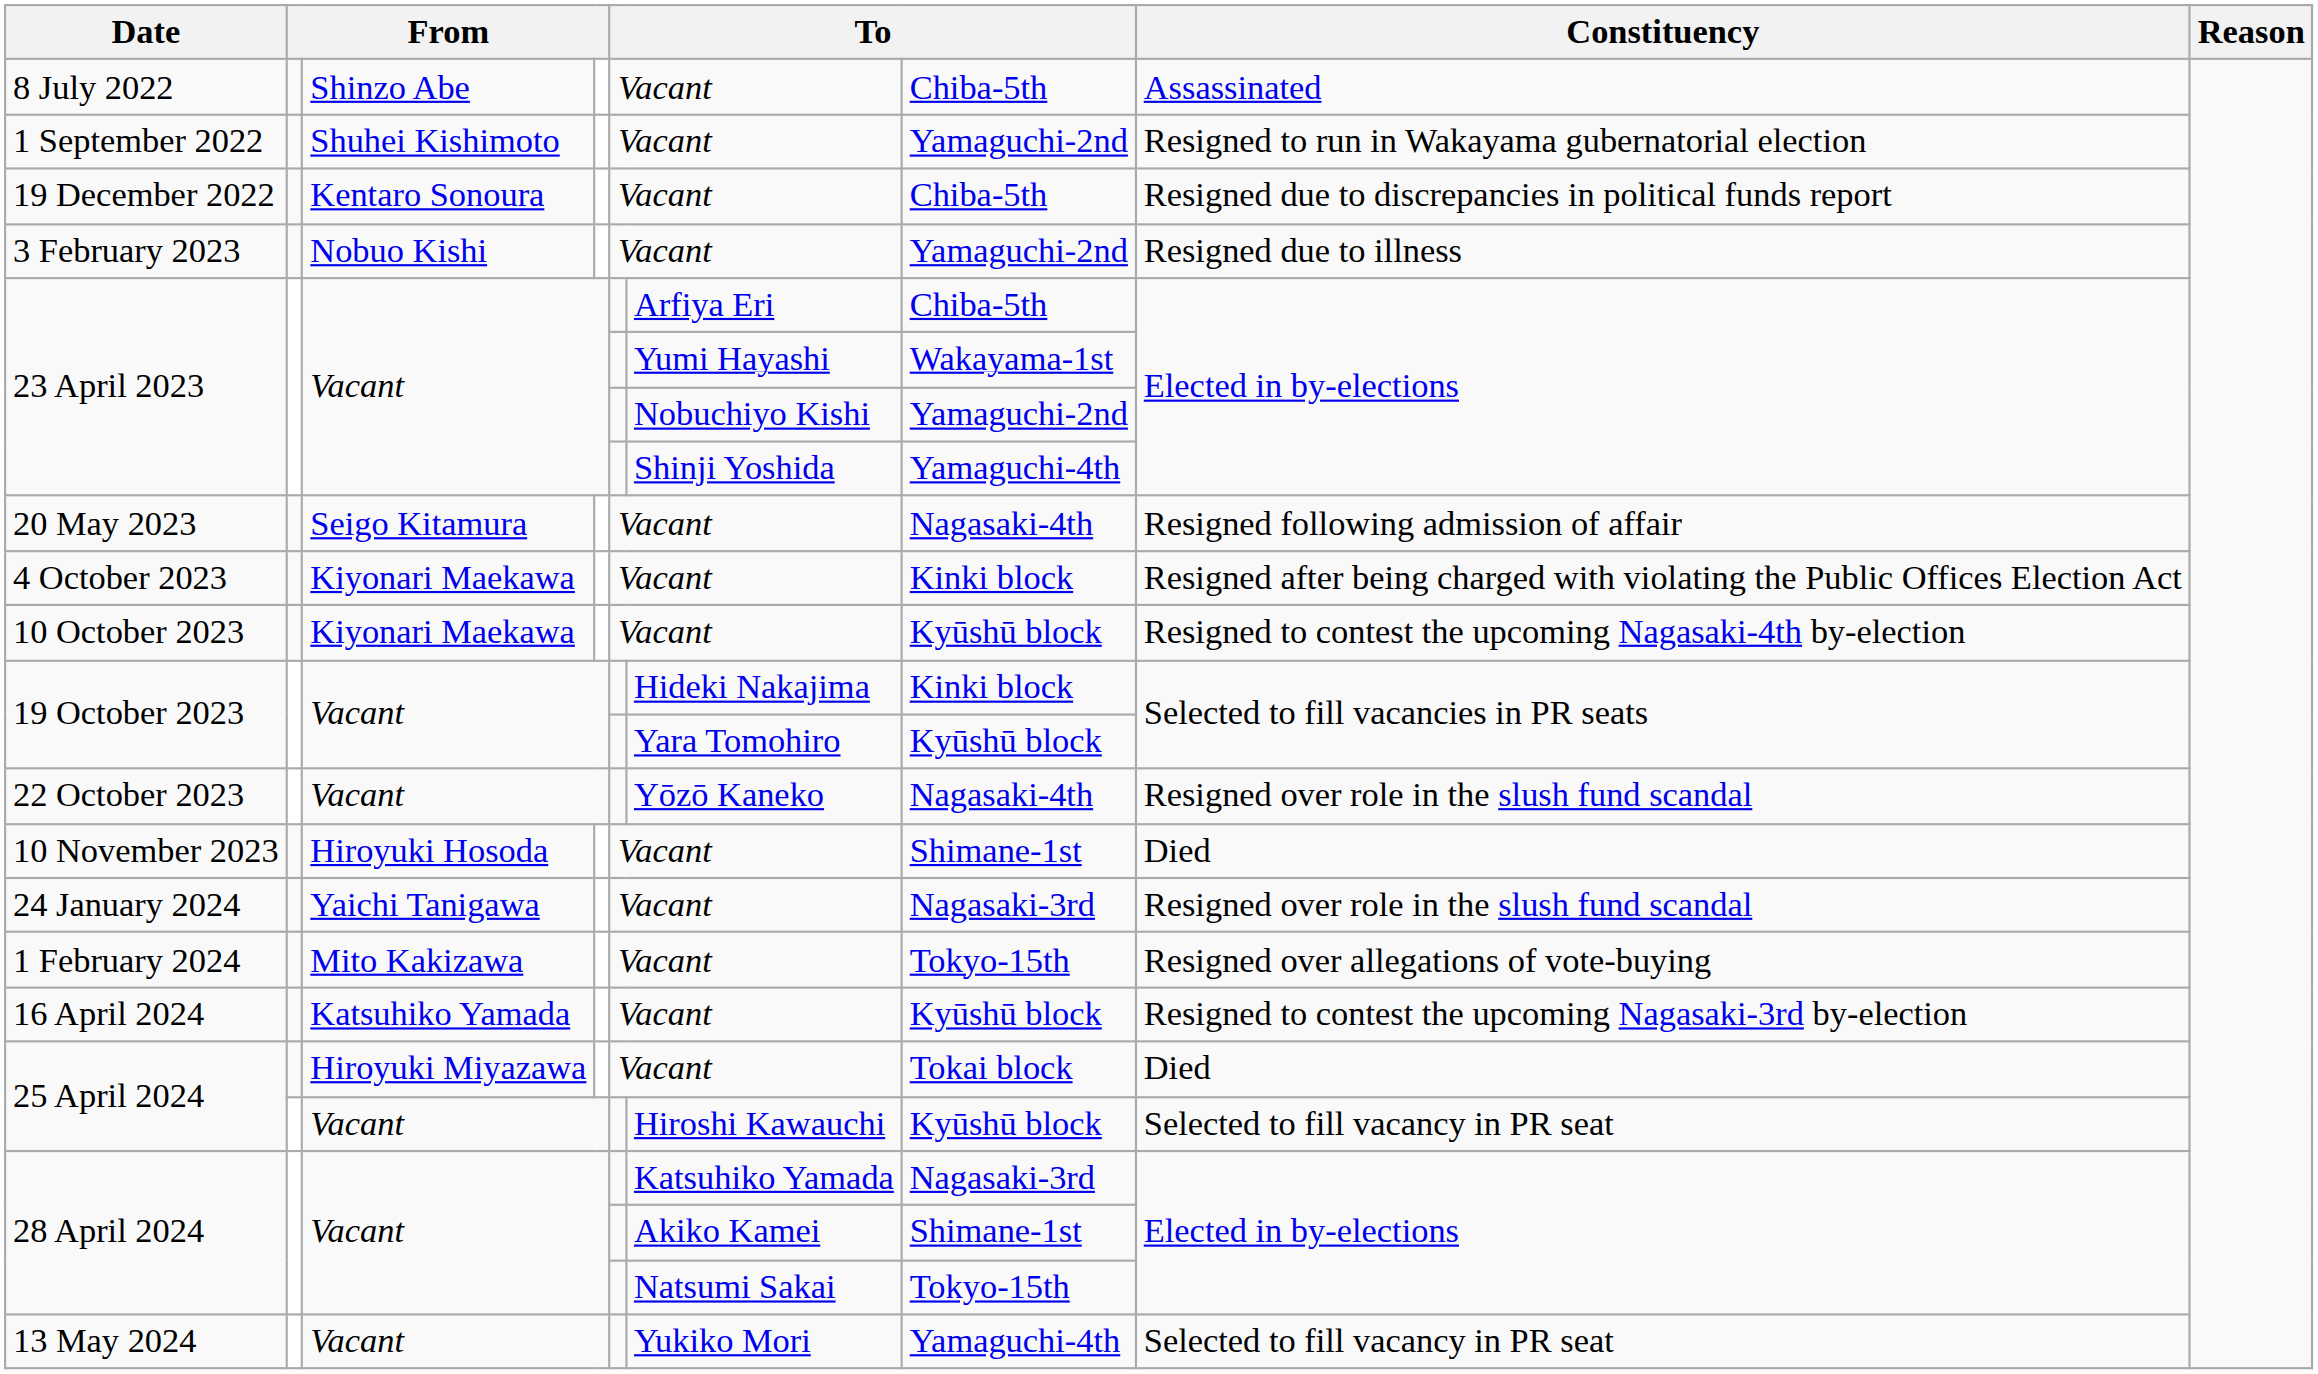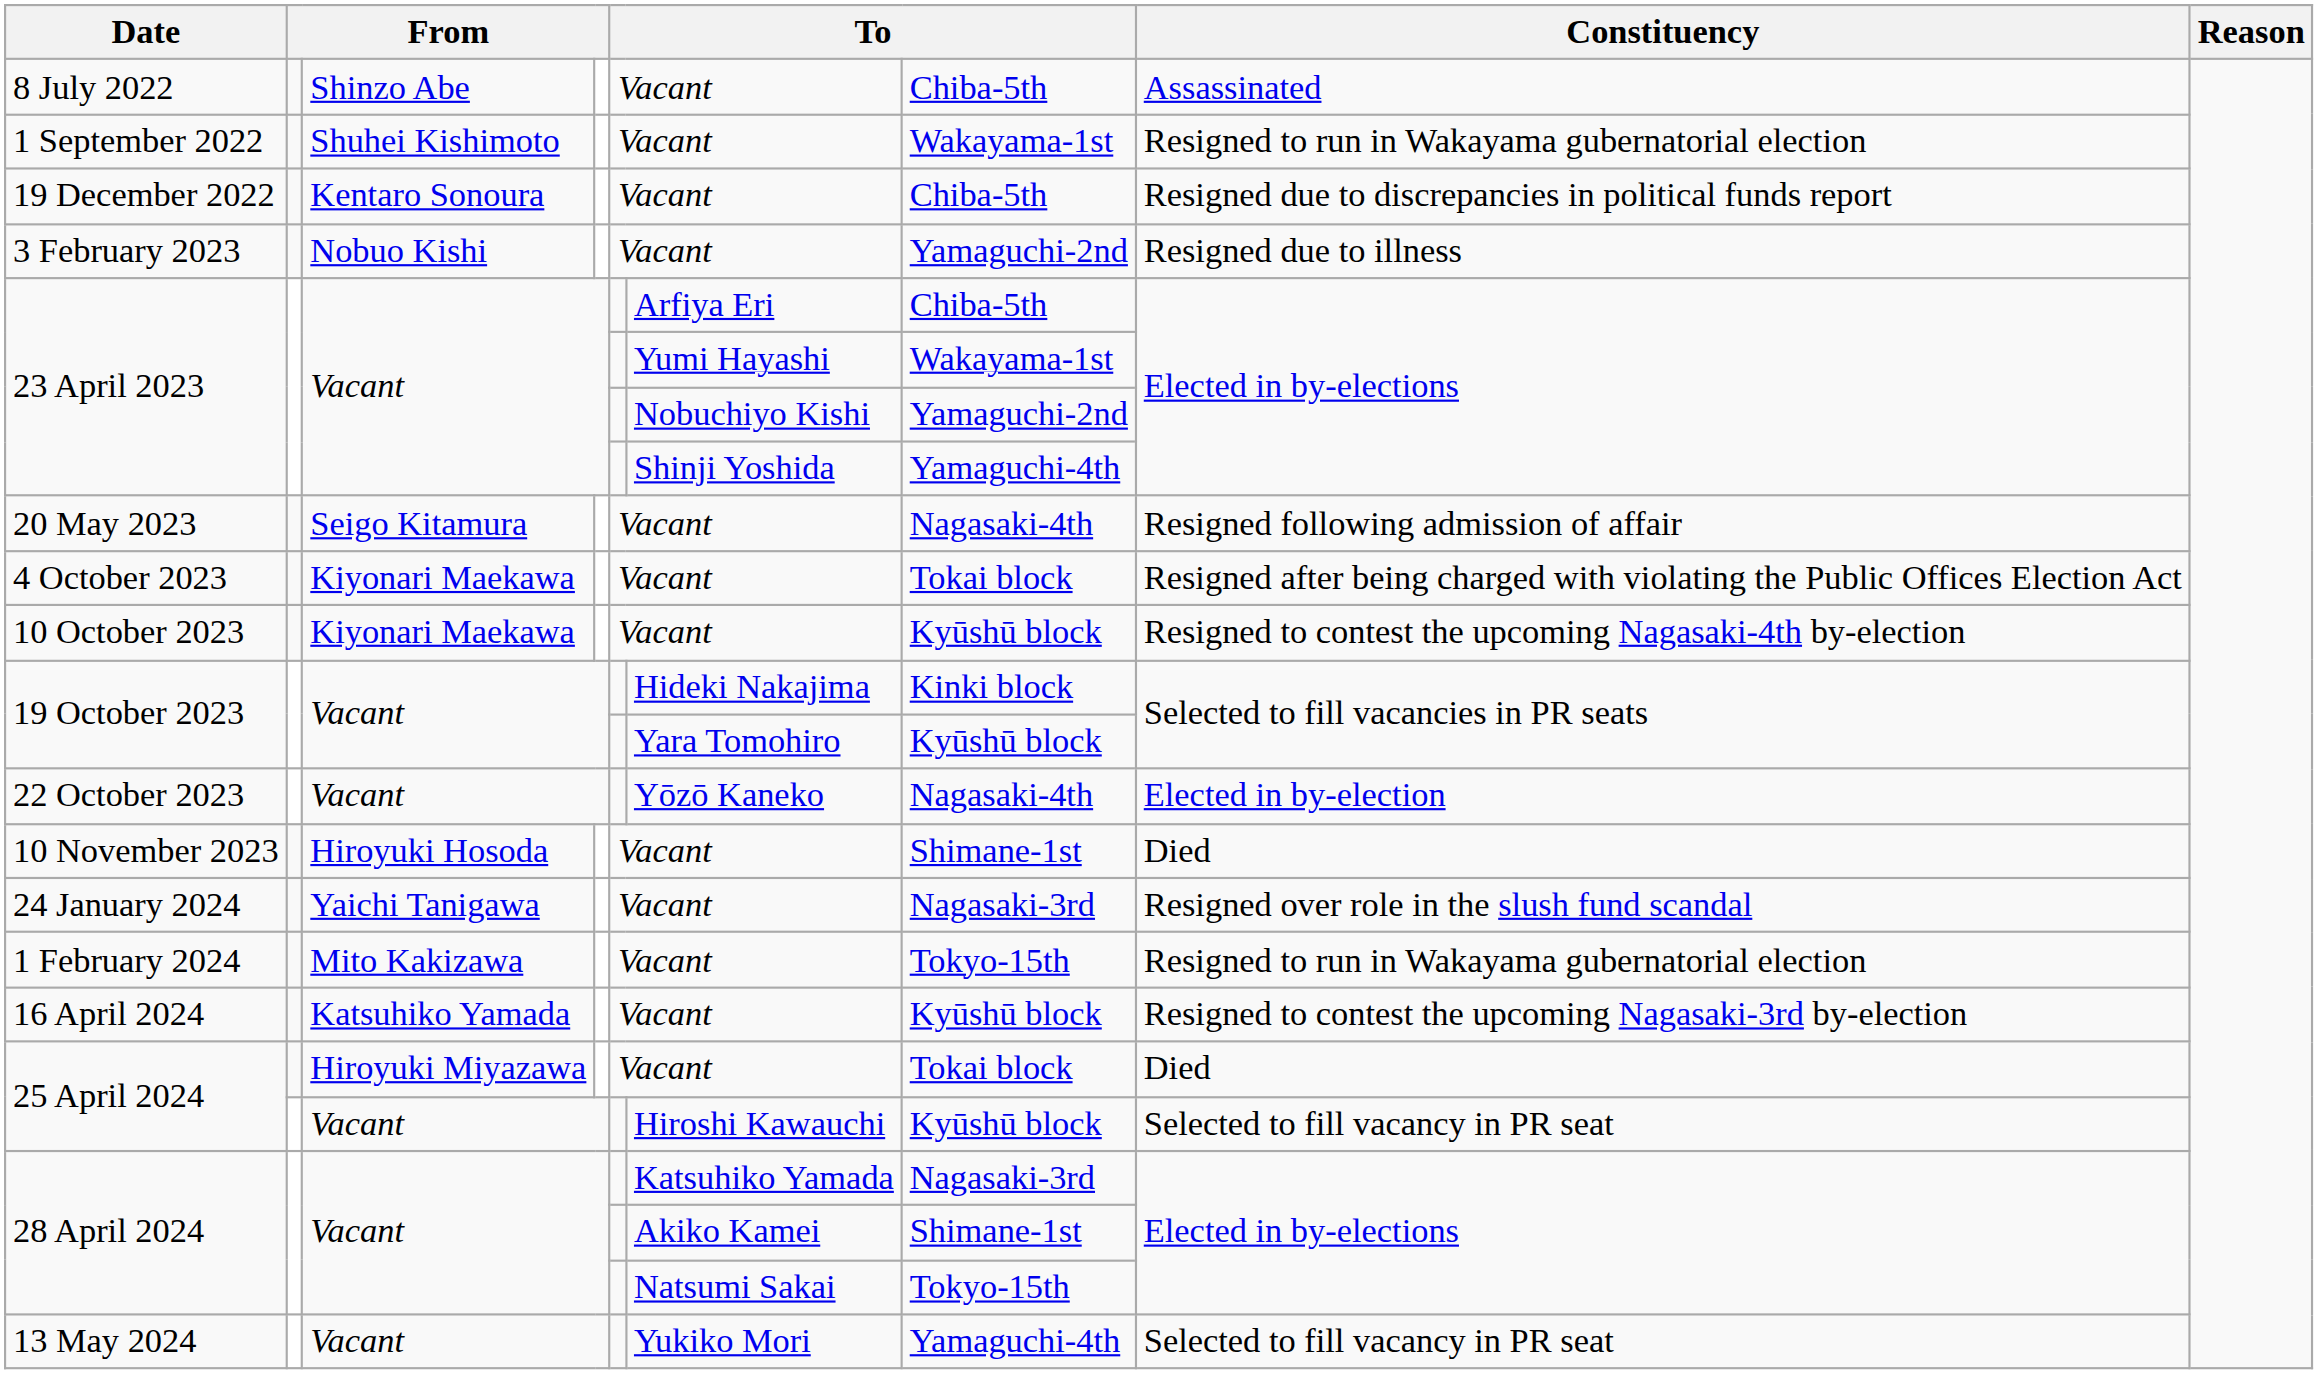(1019, 140) Yamaguchi-2nd -> (1011, 140) Wakayama-1st
(991, 577) Kinki block -> (991, 577) Tokai block
(1448, 795) Resigned over role in the slush fund scandal -> (1295, 795) Elected in by-election
(1428, 959) Resigned over allegations of vote-buying -> (1505, 959) Resigned to run in Wakayama gubernatorial election
